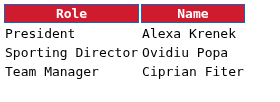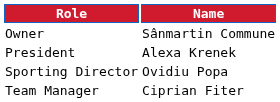+ row: (25, 34)
